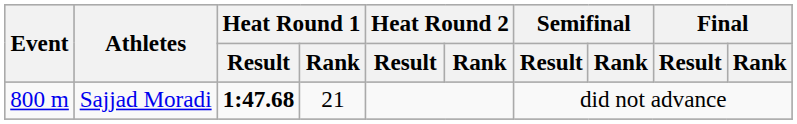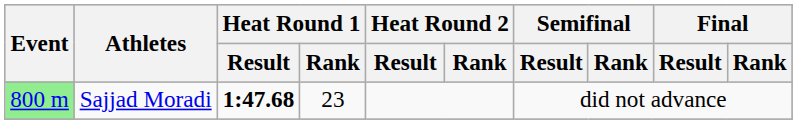(40, 100) no background -> (40, 100) lightgreen background
(333, 100) 21 -> (333, 100) 23
